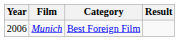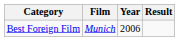columns swapped: (17, 12) <-> (104, 12)
